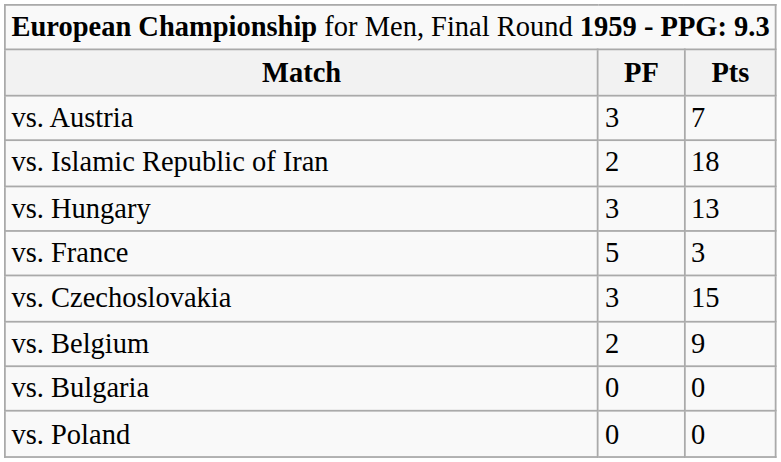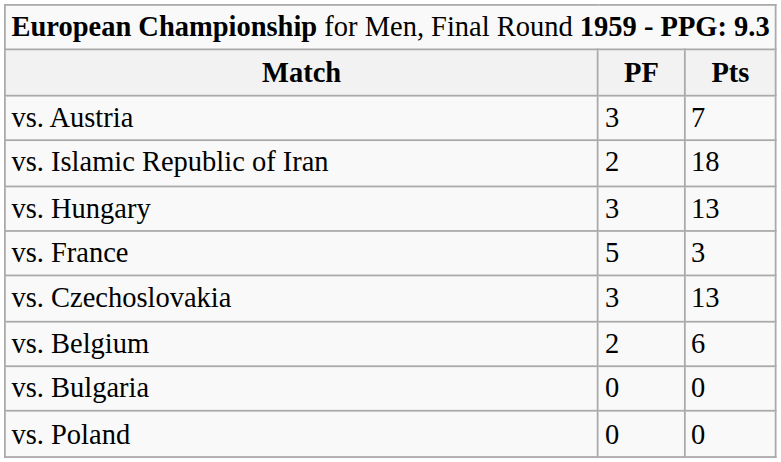(705, 298) 15 -> (705, 298) 13
(698, 343) 9 -> (698, 343) 6
